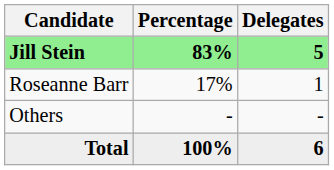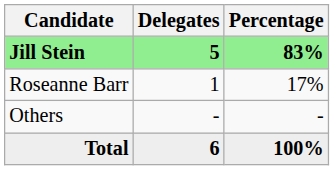columns swapped: (283, 20) <-> (185, 20)
